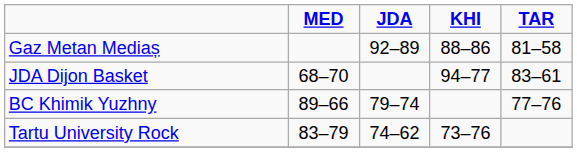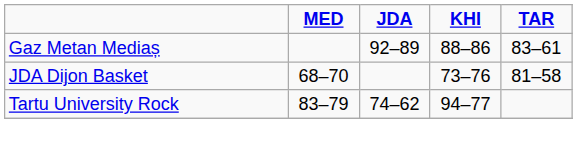(536, 48) 81–58 -> (536, 48) 83–61
(465, 76) 94–77 -> (465, 76) 73–76
(536, 76) 83–61 -> (536, 76) 81–58
- row: (83, 105)
(465, 133) 73–76 -> (465, 105) 94–77
